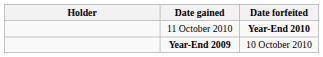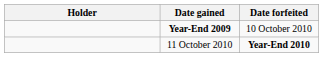rows swapped: (200, 45) <-> (200, 29)
